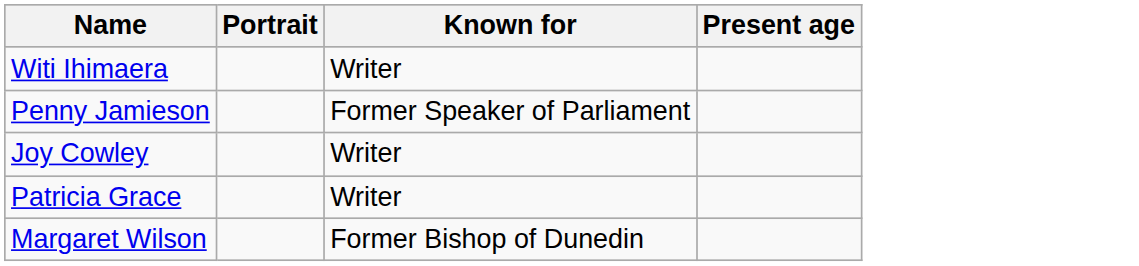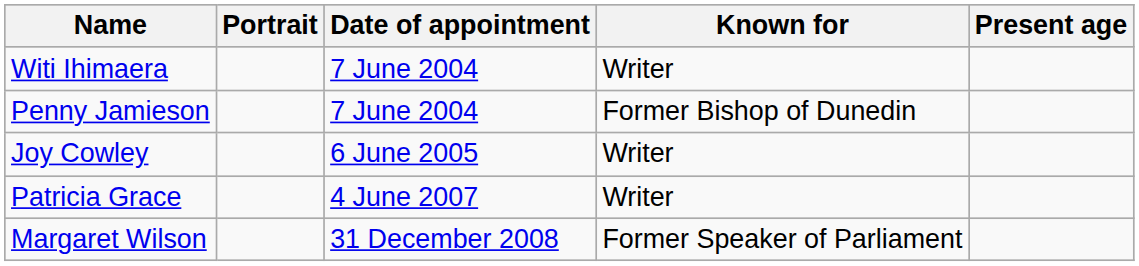+ column: (460, 25)
(510, 111) Former Speaker of Parliament -> (759, 111) Former Bishop of Dunedin
(487, 238) Former Bishop of Dunedin -> (782, 238) Former Speaker of Parliament
